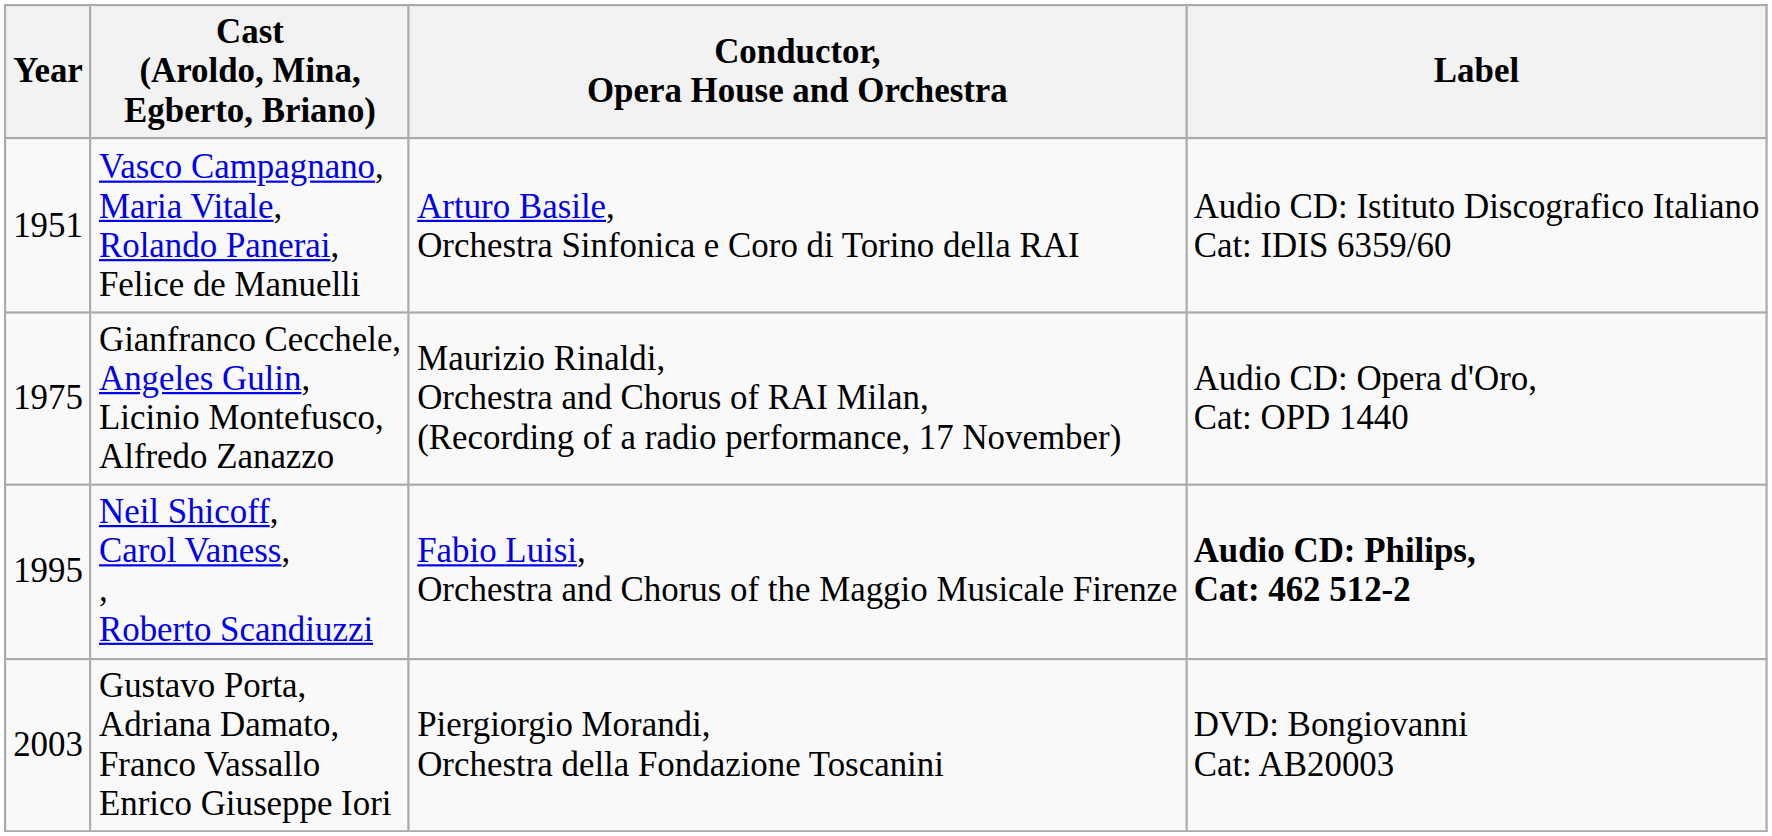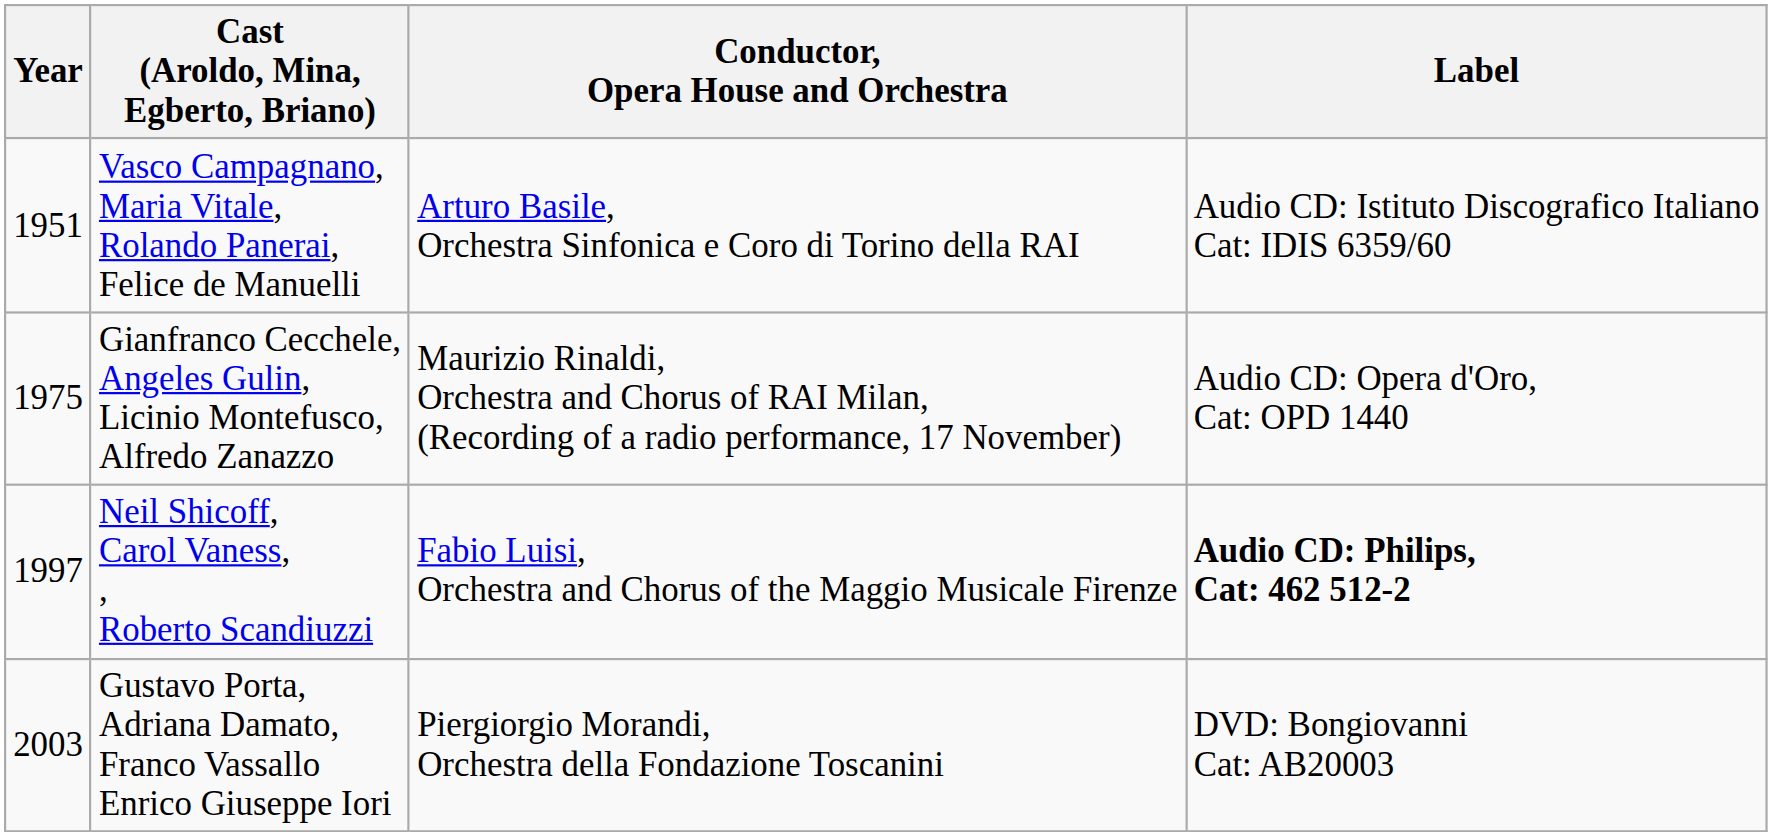(48, 570) 1995 -> (48, 570) 1997
